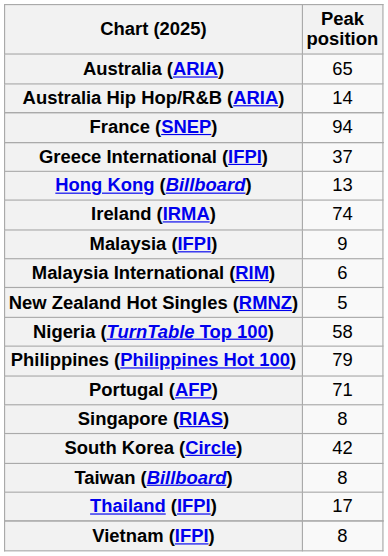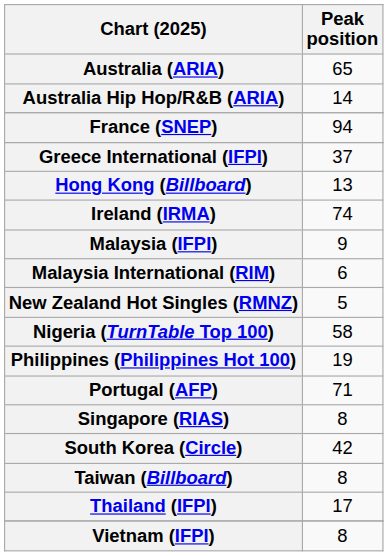(342, 360) 79 -> (342, 360) 19
